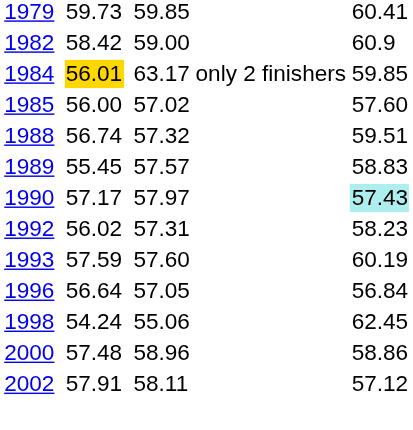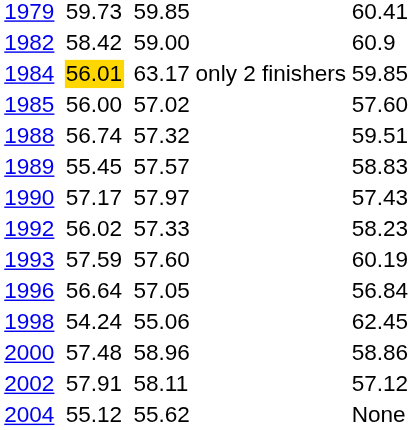(380, 197) paleturquoise background -> (380, 197) no background
(162, 228) 57.31 -> (162, 228) 57.33
+ row: (29, 414)
